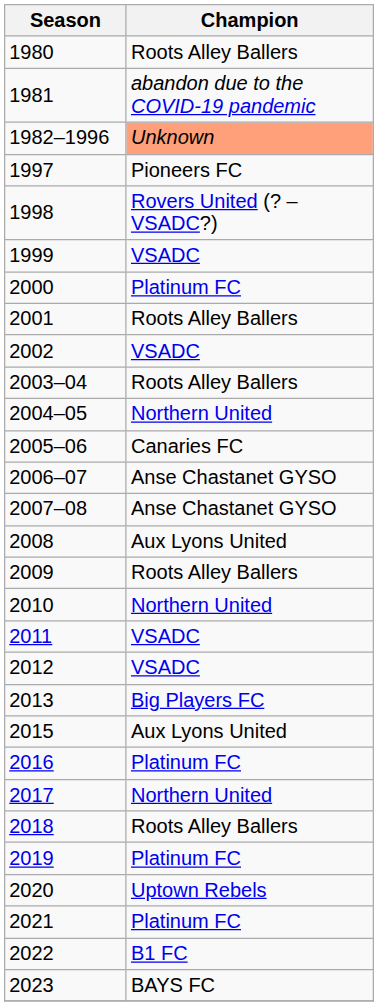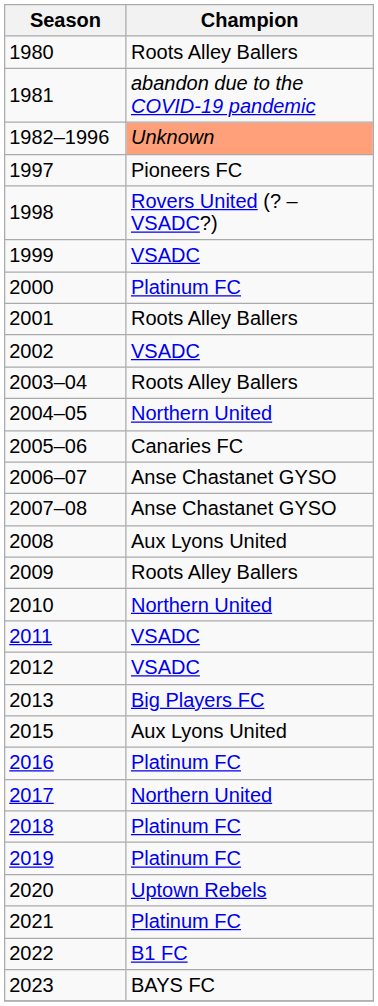(214, 826) Roots Alley Ballers -> (186, 826) Platinum FC
